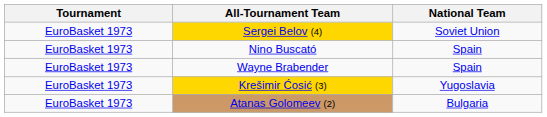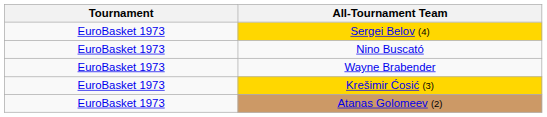- column: (467, 13)
